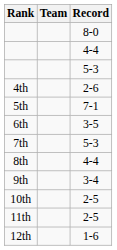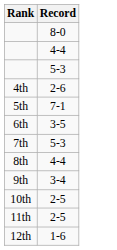- column: (53, 13)
